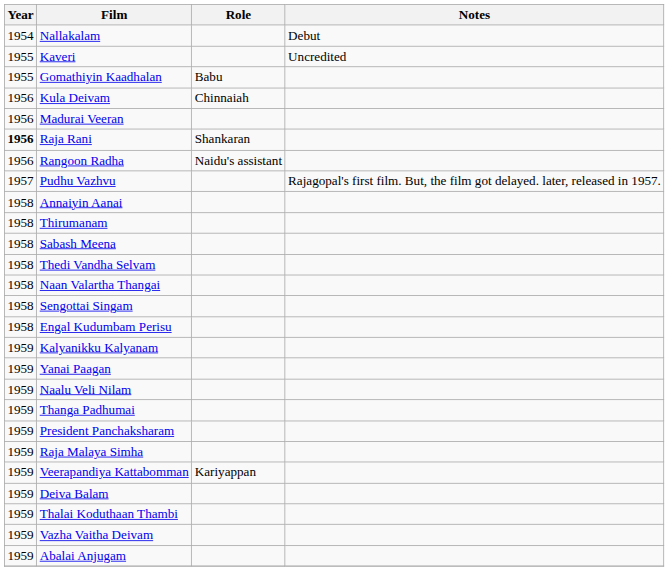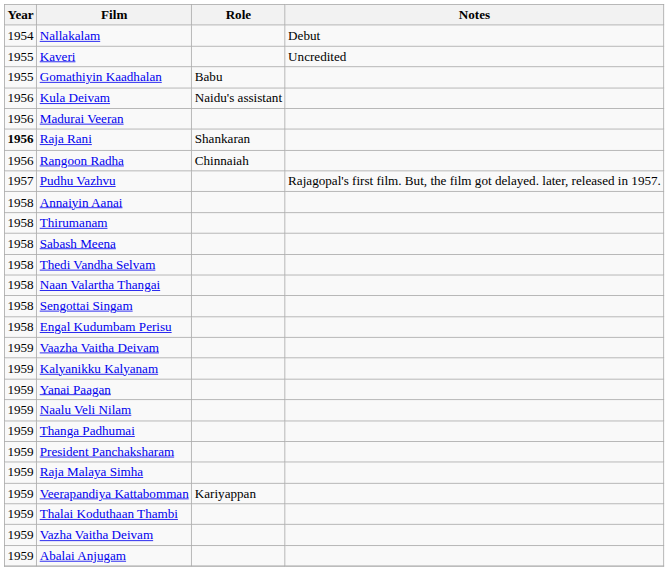(222, 98) Chinnaiah -> (238, 98) Naidu's assistant
(238, 160) Naidu's assistant -> (222, 160) Chinnaiah
+ row: (99, 347)
- row: (74, 493)
